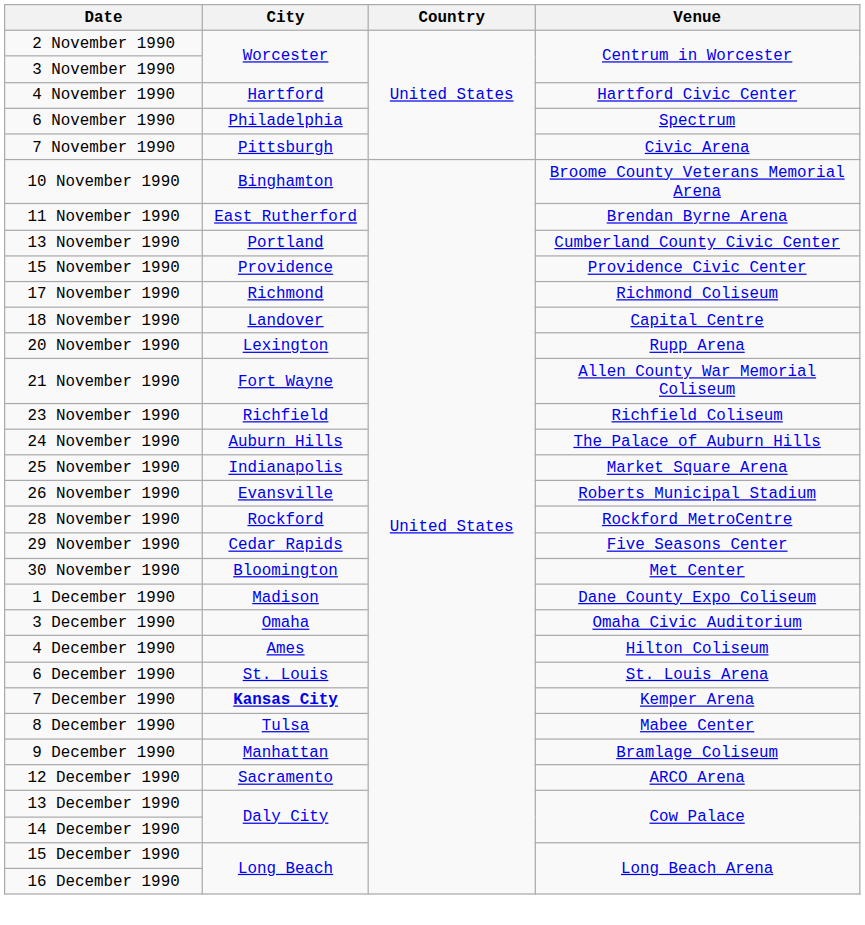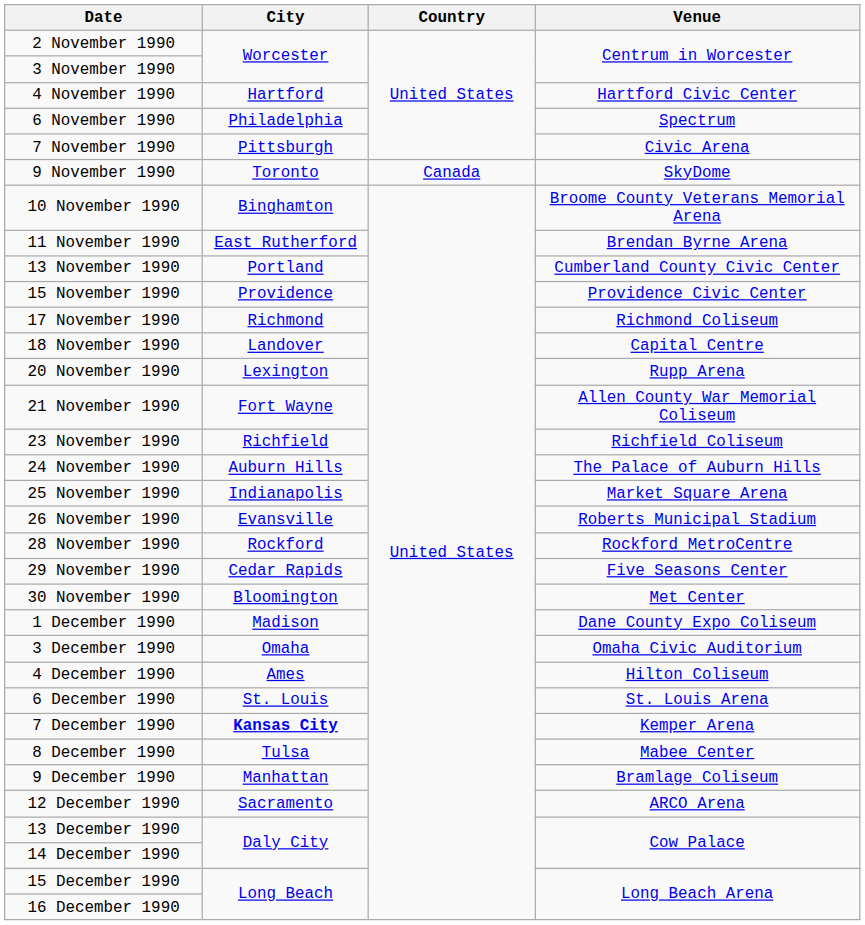+ row: (104, 173)
